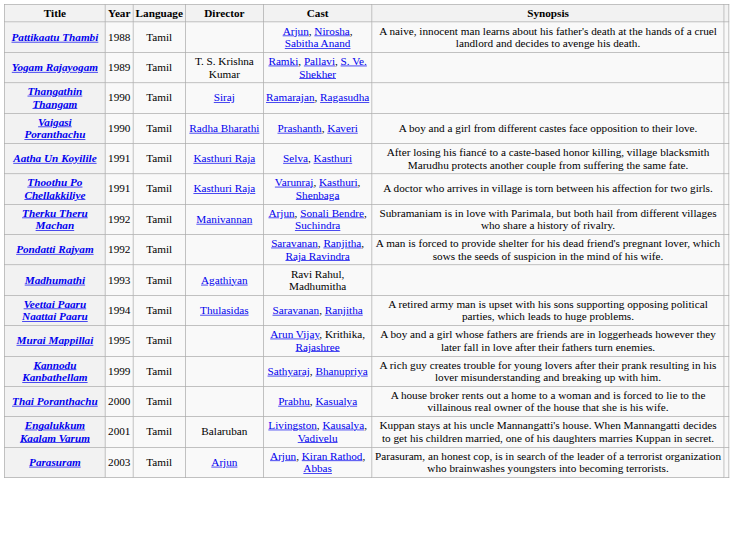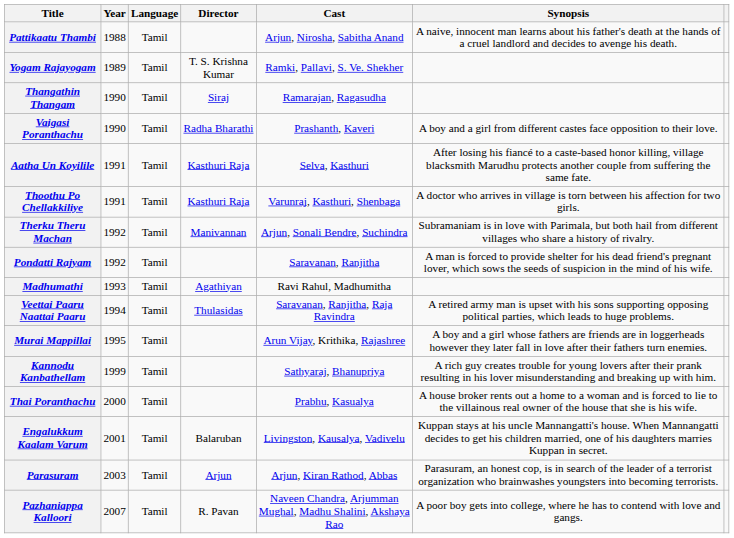(318, 249) Saravanan, Ranjitha, Raja Ravindra -> (334, 262) Saravanan, Ranjitha
(318, 310) Saravanan, Ranjitha -> (334, 310) Saravanan, Ranjitha, Raja Ravindra
+ row: (53, 511)
